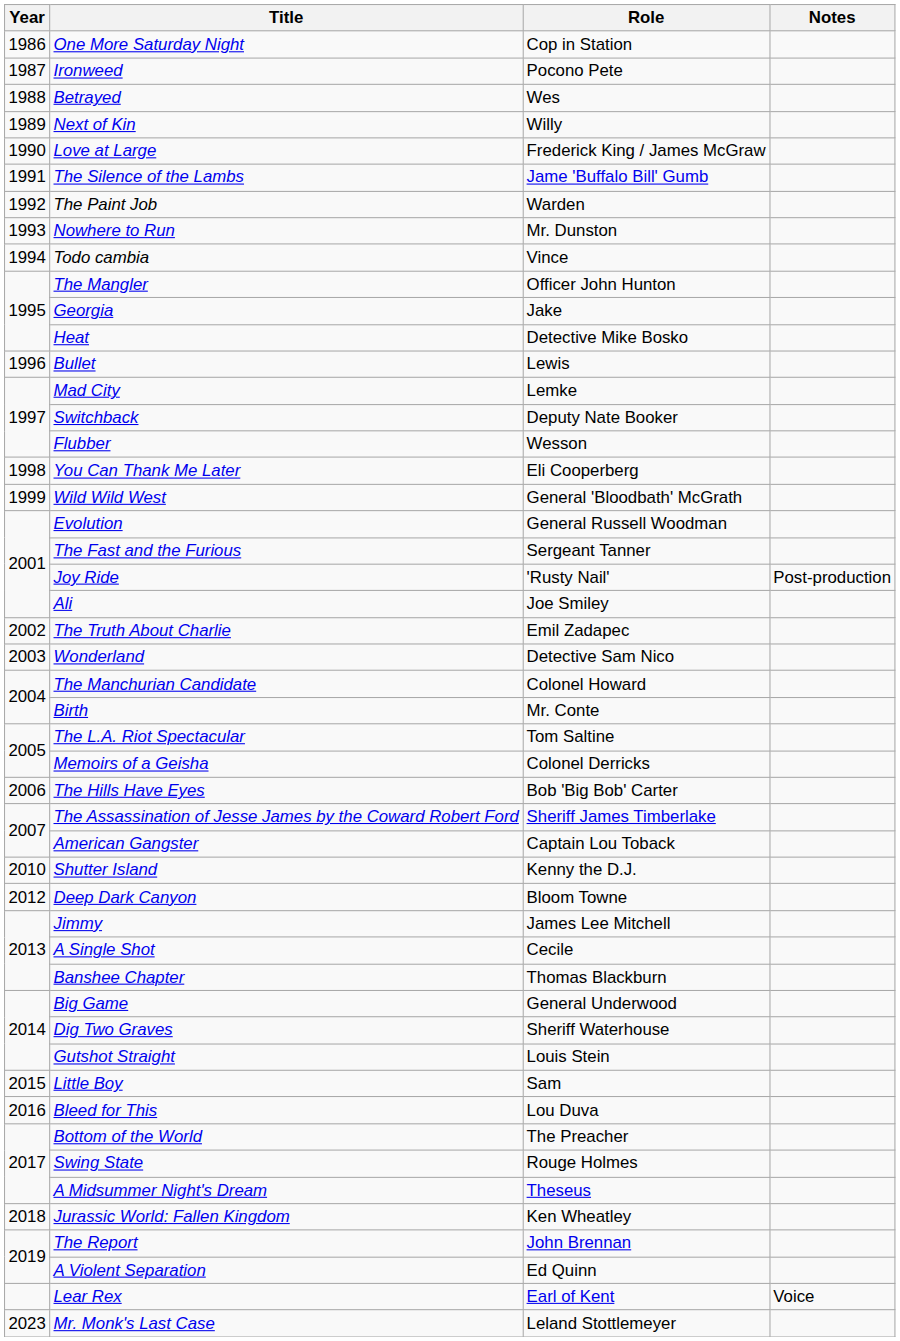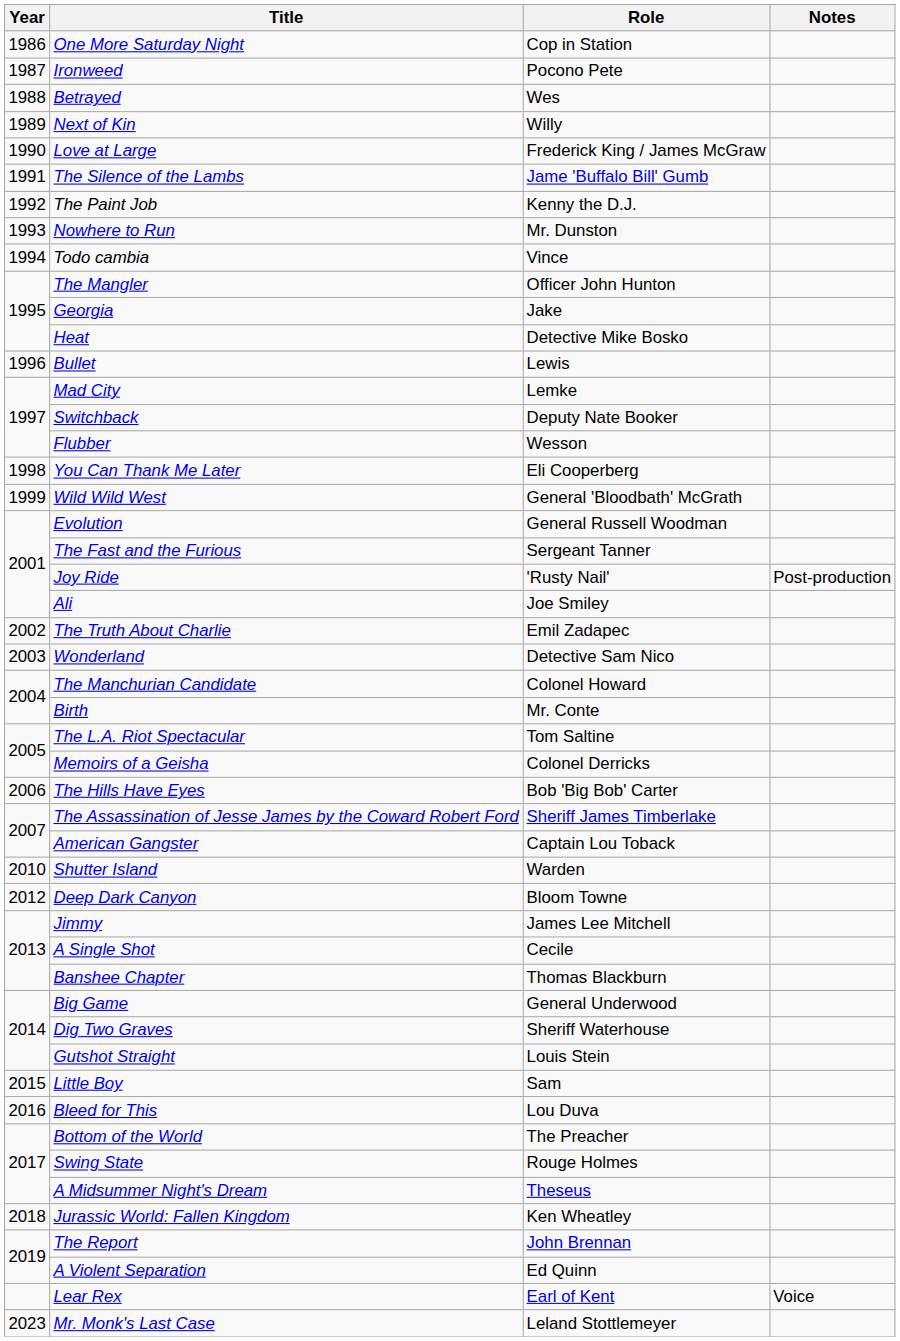(556, 204) Warden -> (582, 204) Kenny the D.J.
(582, 870) Kenny the D.J. -> (556, 870) Warden
